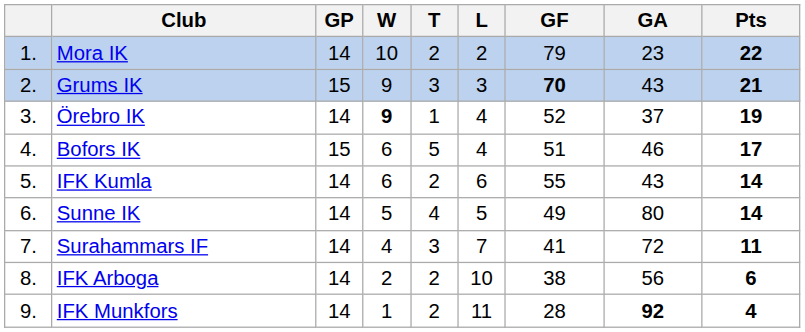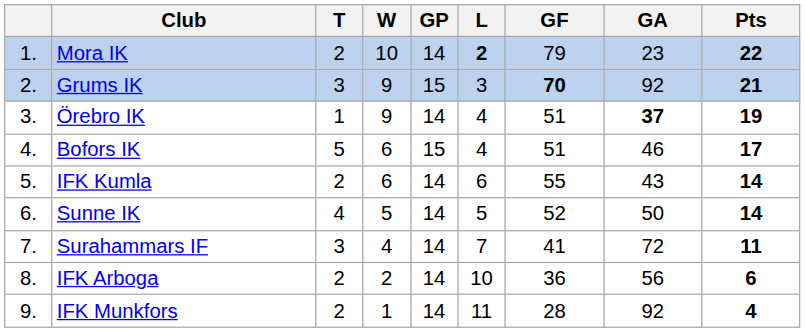columns swapped: (339, 20) <-> (434, 20)
(482, 52) normal -> (482, 52) bold
(653, 85) 43 -> (653, 85) 92
(387, 117) bold -> (387, 117) normal
(554, 117) 52 -> (554, 117) 51
(653, 117) normal -> (653, 117) bold
(554, 213) 49 -> (554, 213) 52
(653, 213) 80 -> (653, 213) 50
(554, 278) 38 -> (554, 278) 36
(653, 310) bold -> (653, 310) normal
